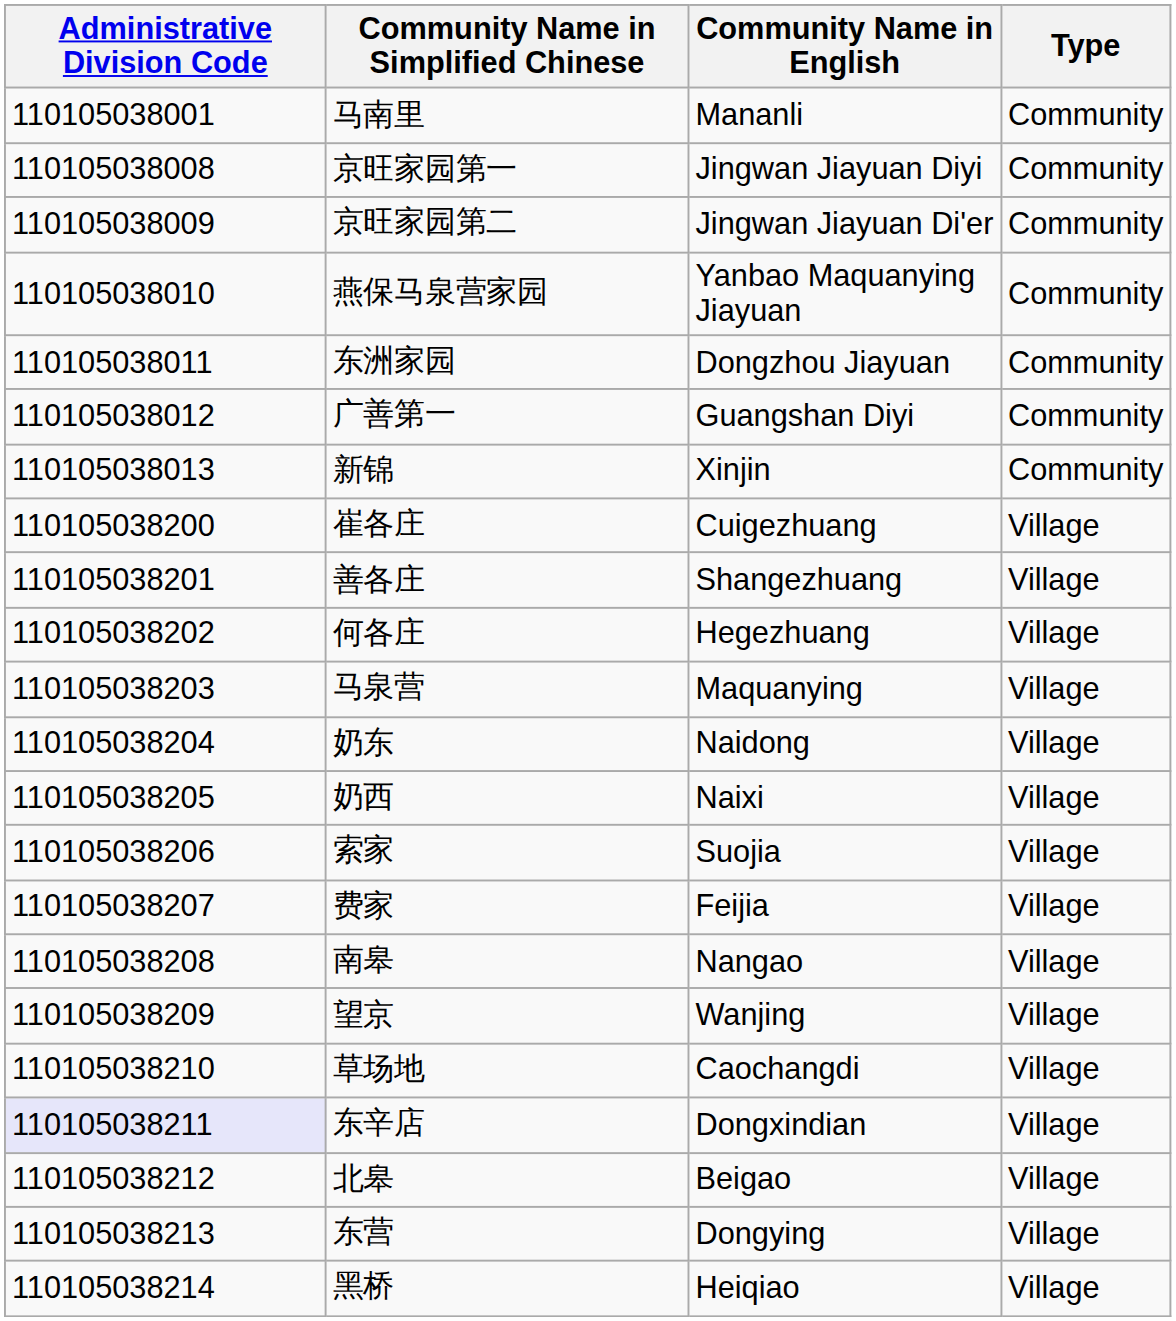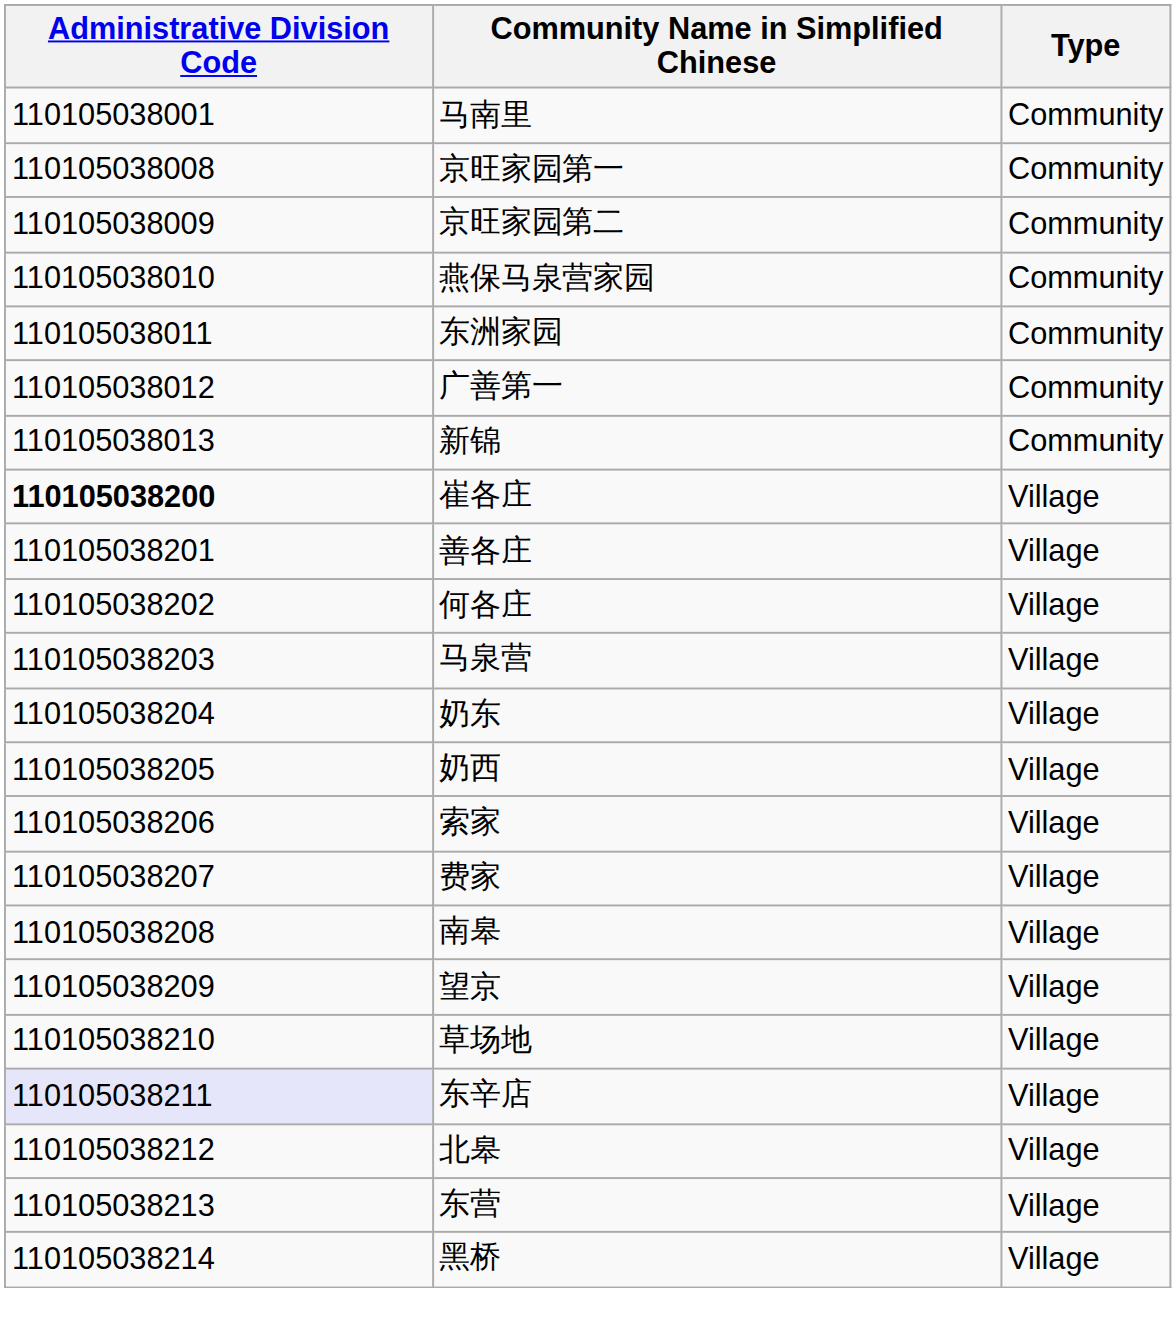- column: (845, 46)
(113, 525) normal -> (114, 496) bold
